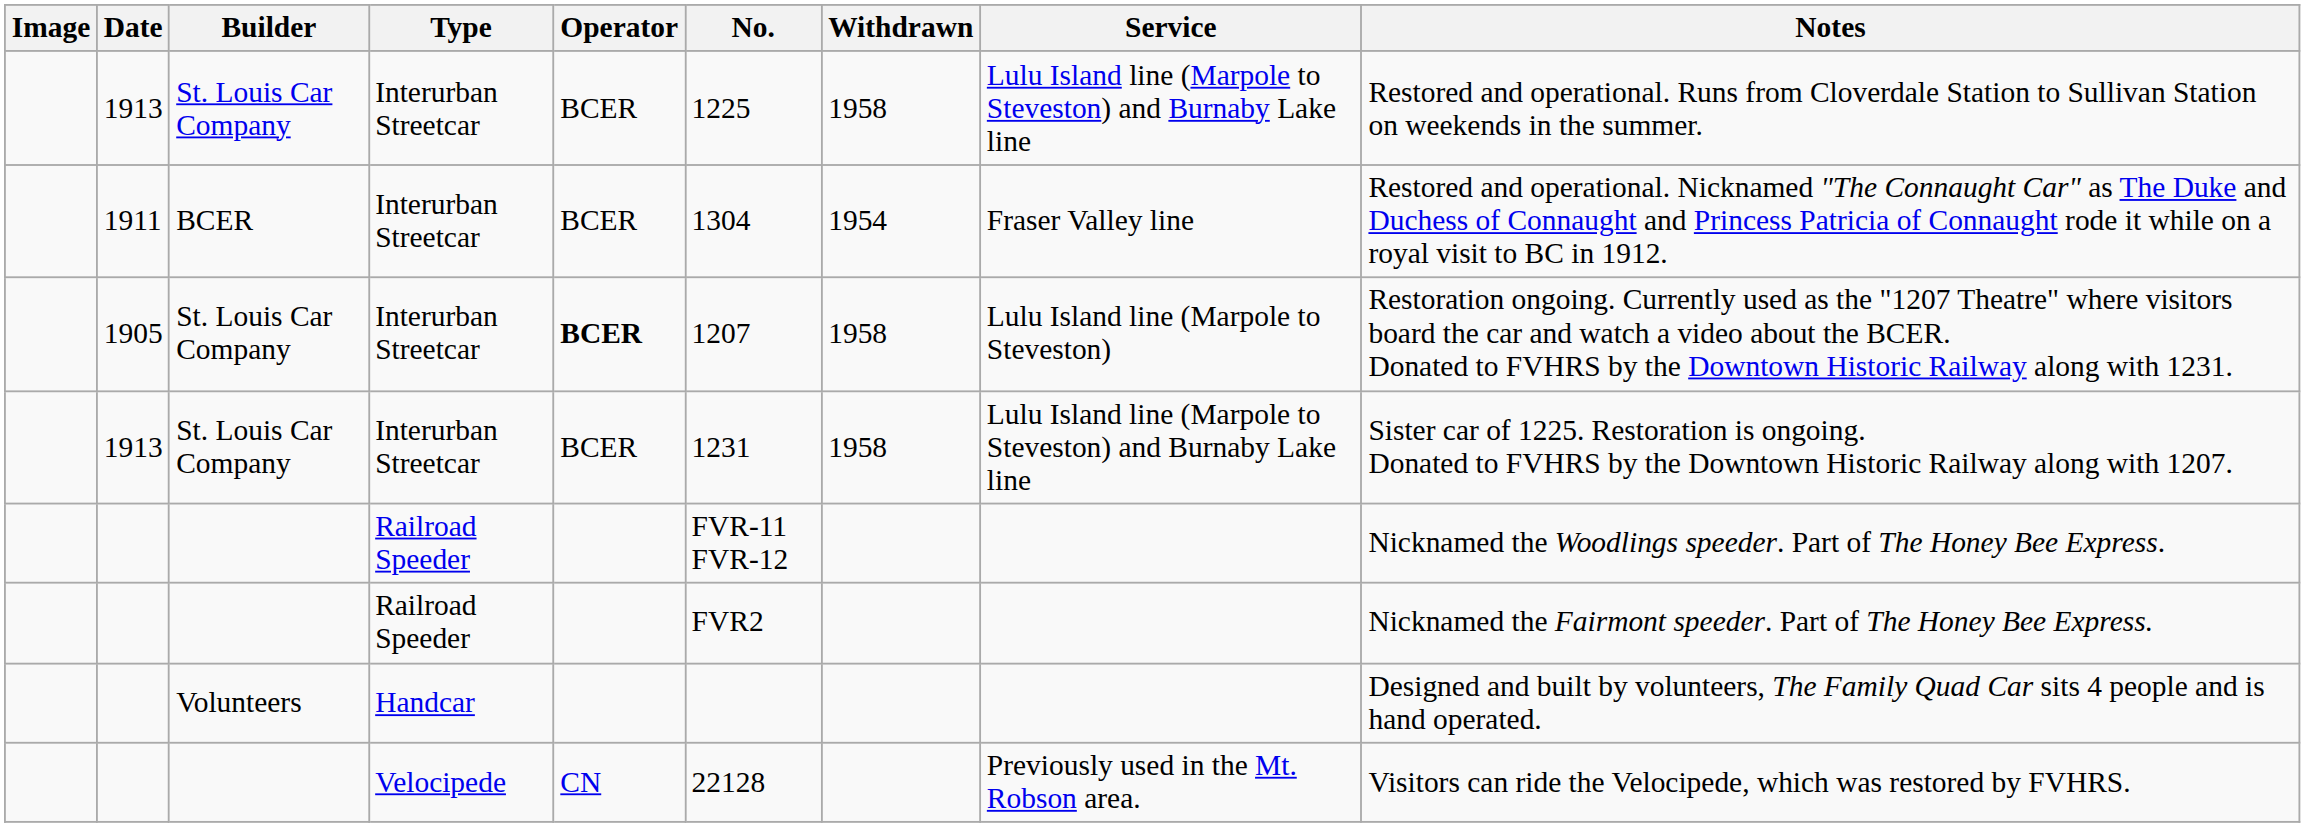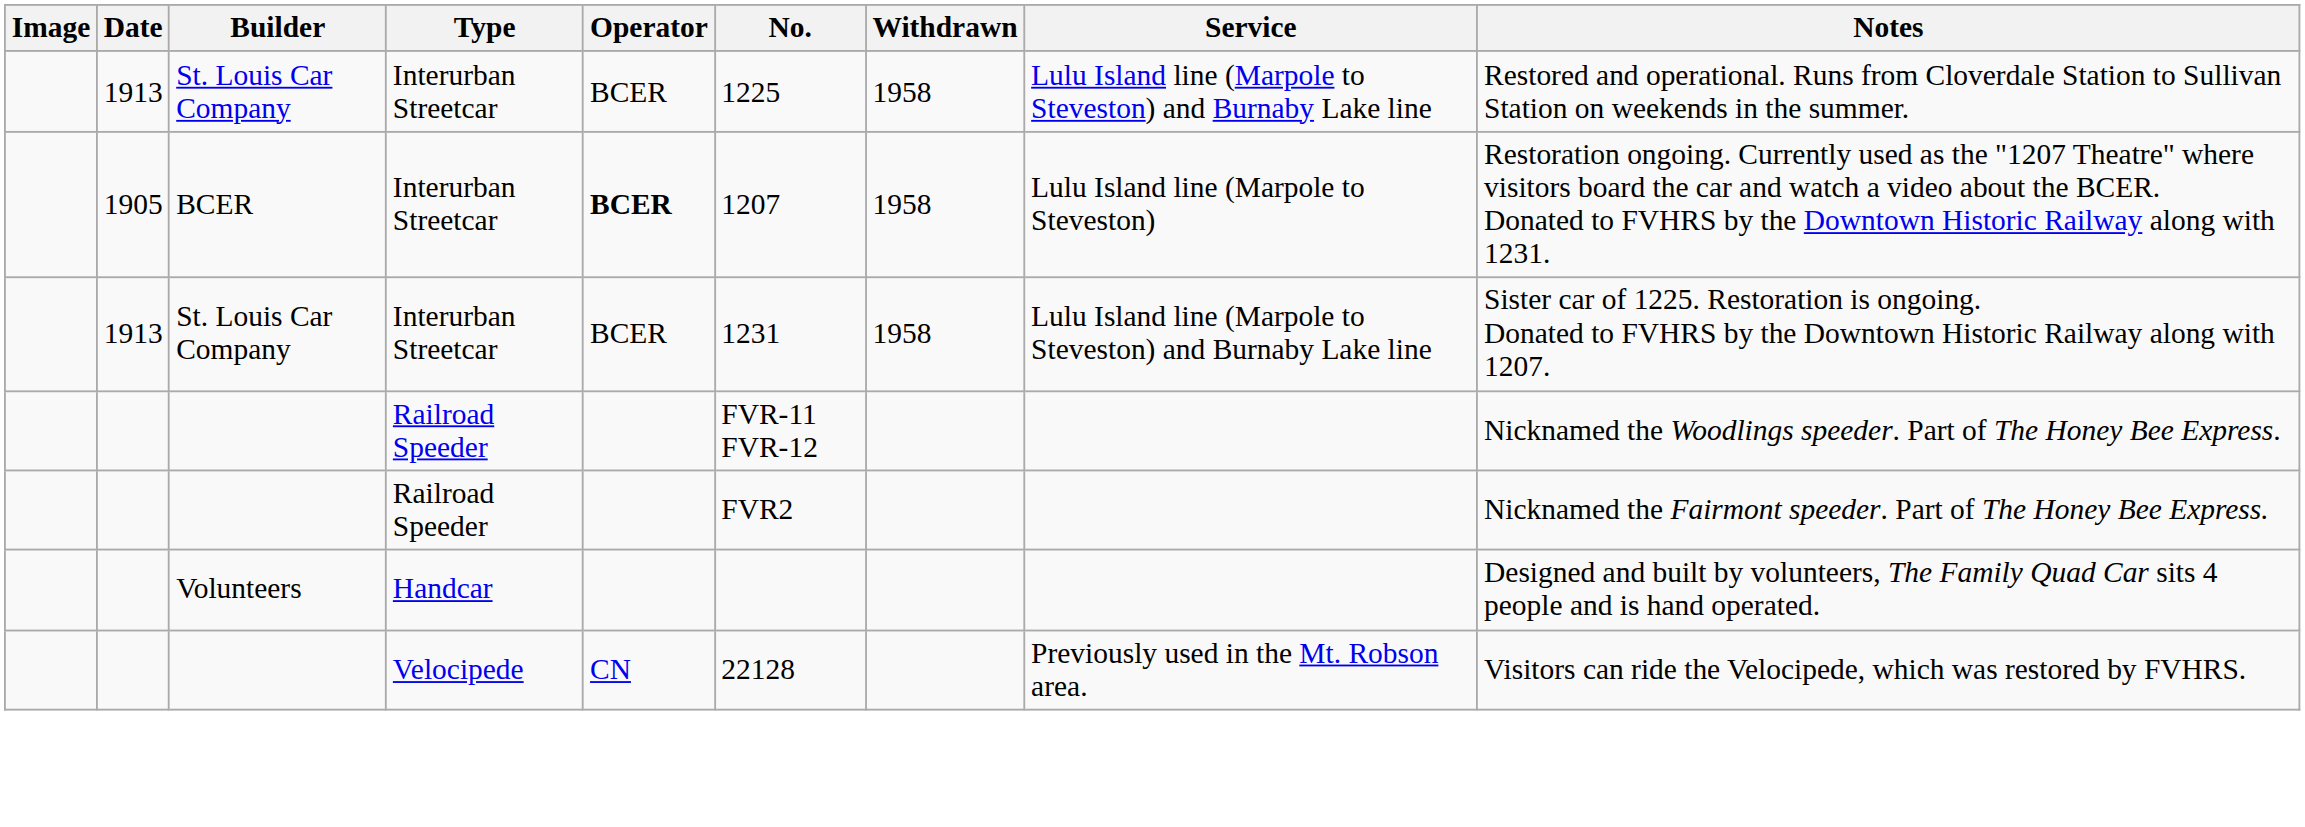- row: (133, 220)
(254, 333) St. Louis Car Company -> (215, 204) BCER
